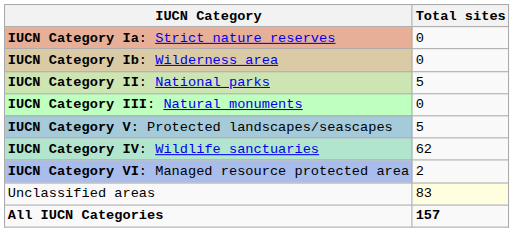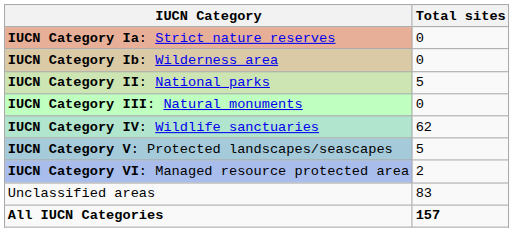rows swapped: (163, 149) <-> (200, 127)
(424, 194) lightyellow background -> (424, 194) no background
